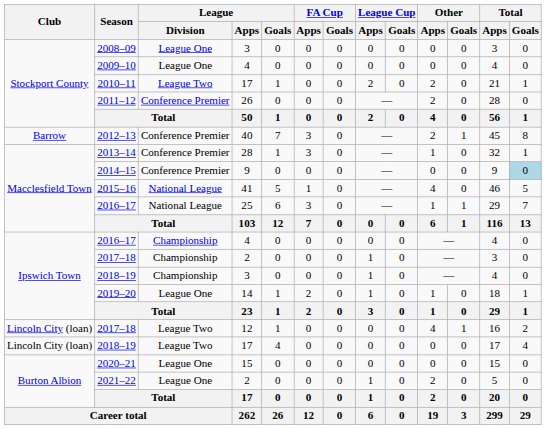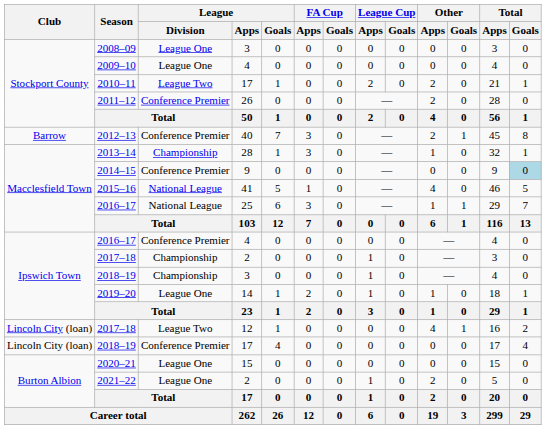(185, 153) Conference Premier -> (185, 153) Championship
(185, 240) Championship -> (185, 240) Conference Premier
(185, 345) League Two -> (185, 345) Conference Premier
